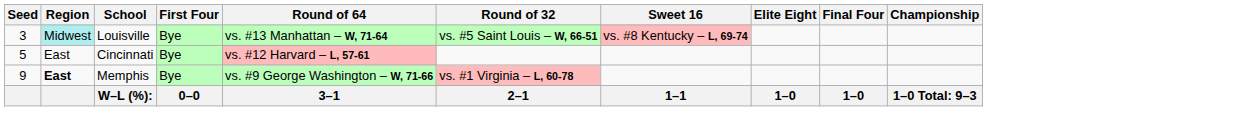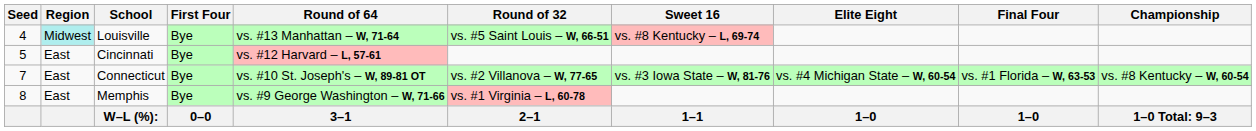(23, 35) 3 -> (23, 35) 4
+ row: (131, 76)
(23, 76) 9 -> (23, 96) 8
(58, 76) bold -> (57, 96) normal
